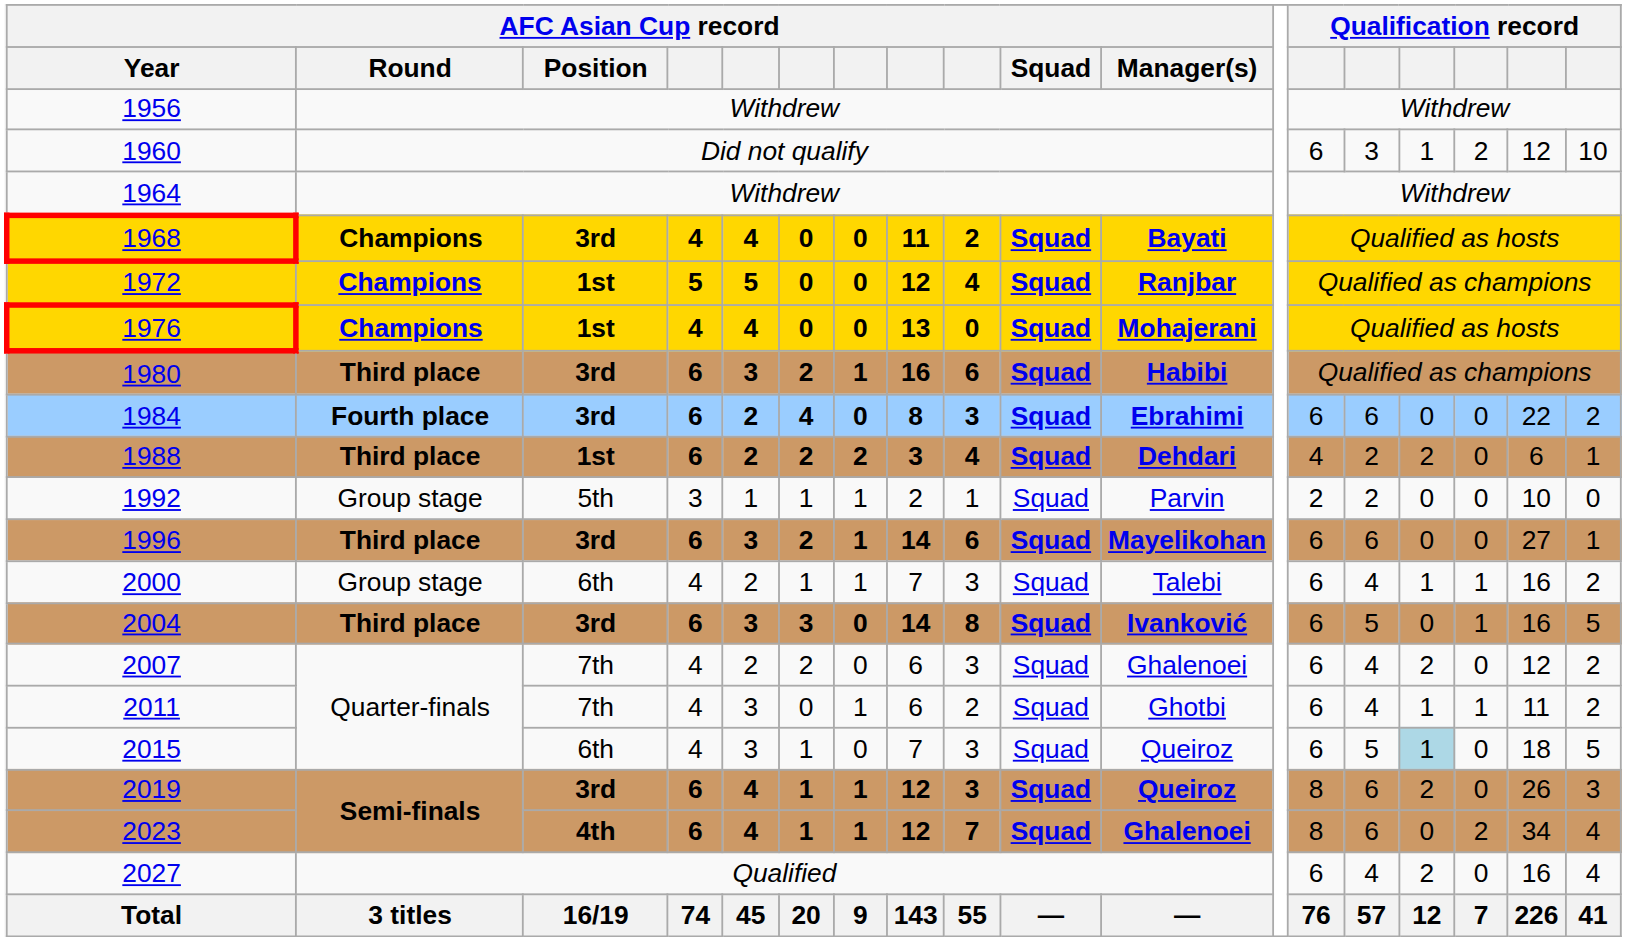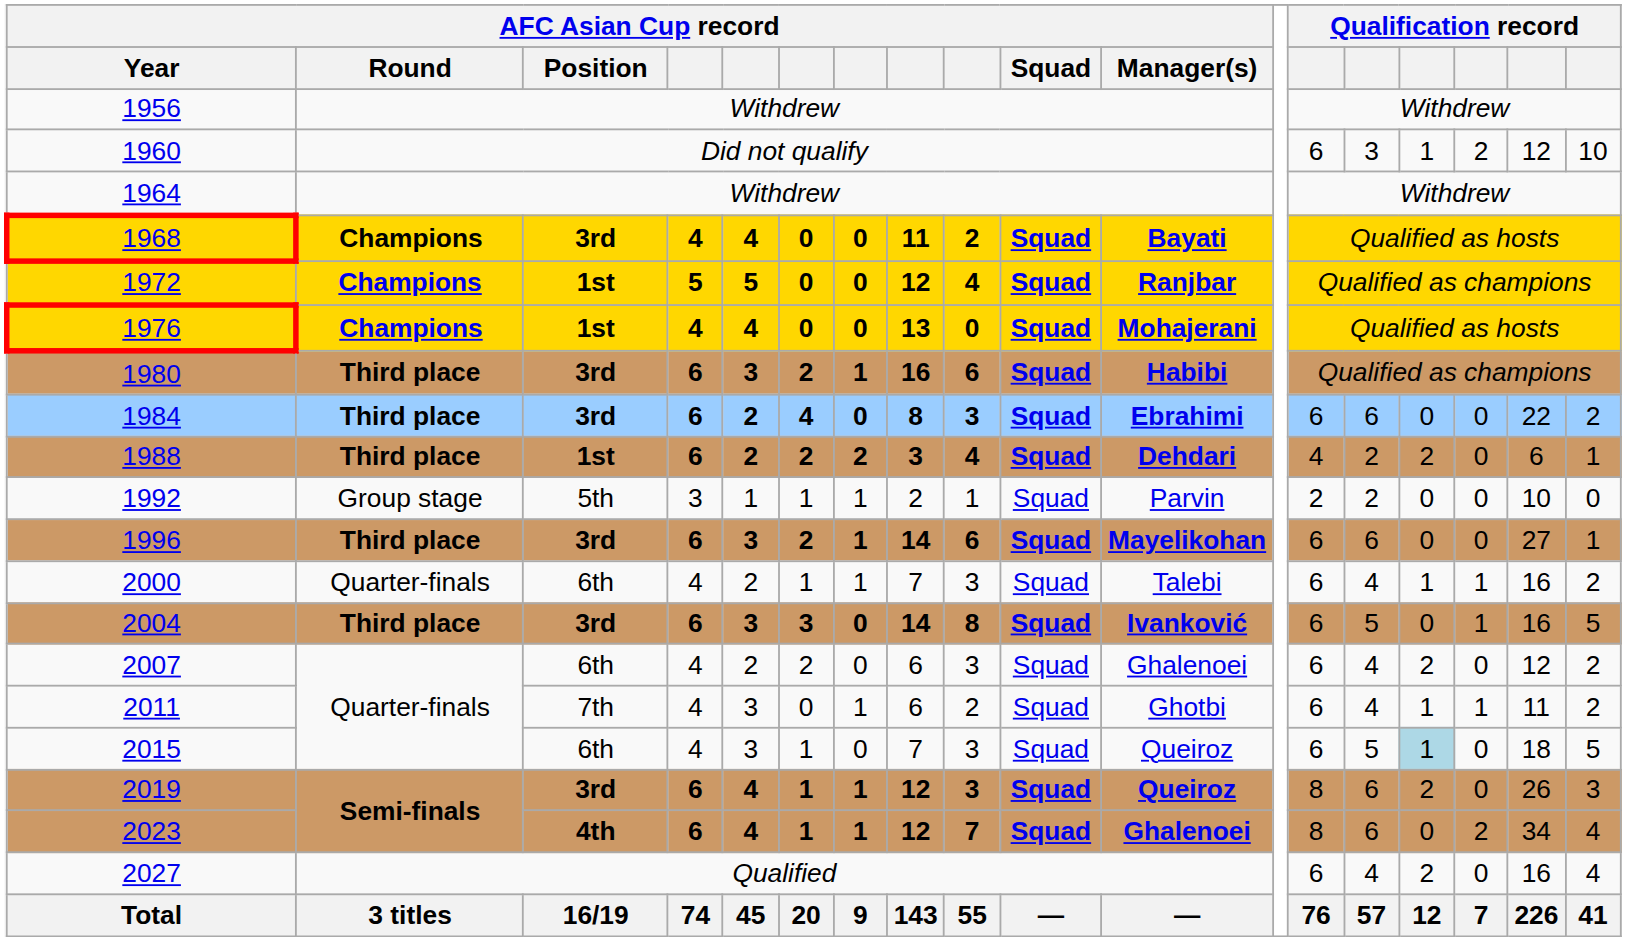(410, 415) Fourth place -> (410, 415) Third place
(410, 582) Group stage -> (410, 582) Quarter-finals
(596, 665) 7th -> (596, 665) 6th
